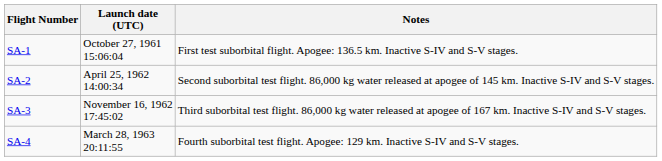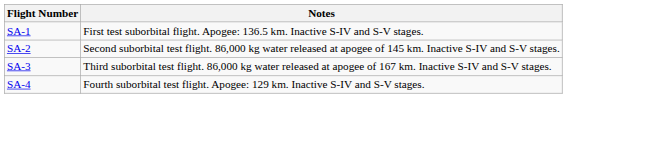- column: (128, 19)
